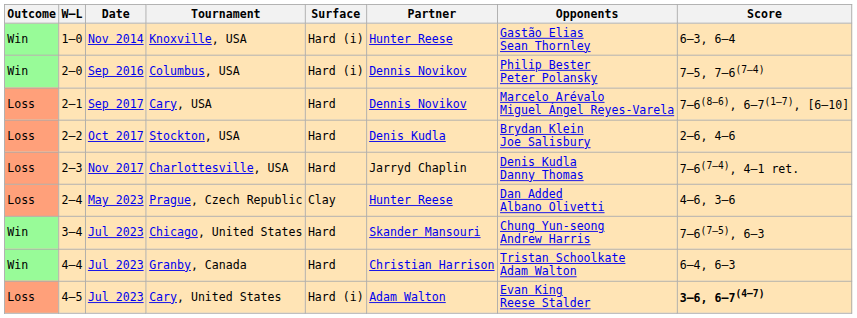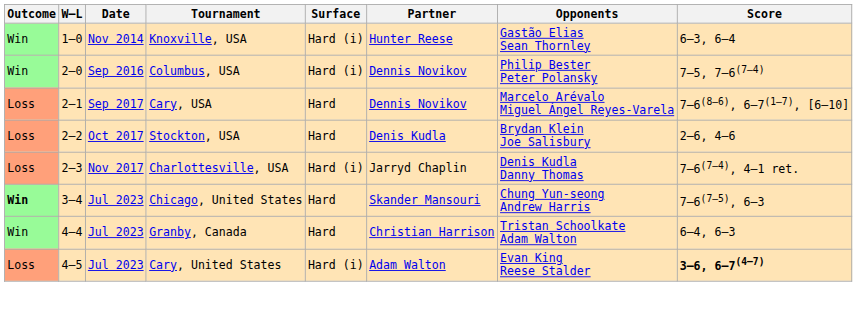(322, 168) Hard -> (336, 168) Hard (i)
- row: (226, 200)
(18, 233) normal -> (18, 200) bold
